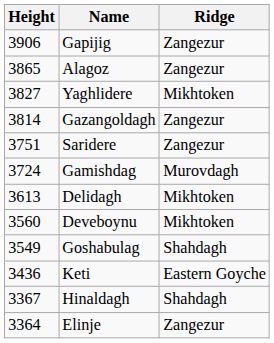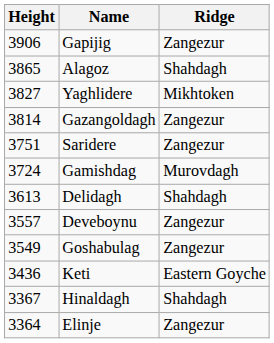(194, 68) Zangezur -> (195, 68) Shahdagh
(199, 196) Mikhtoken -> (195, 196) Shahdagh
(24, 222) 3560 -> (24, 222) 3557
(199, 222) Mikhtoken -> (194, 222) Zangezur
(195, 247) Shahdagh -> (194, 247) Zangezur
